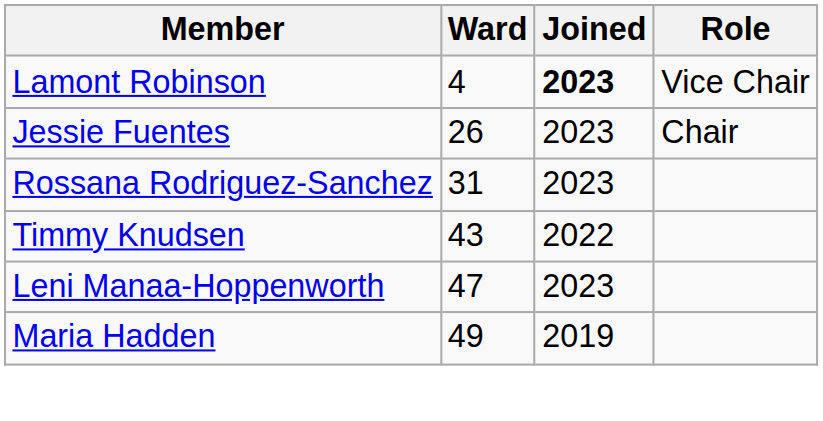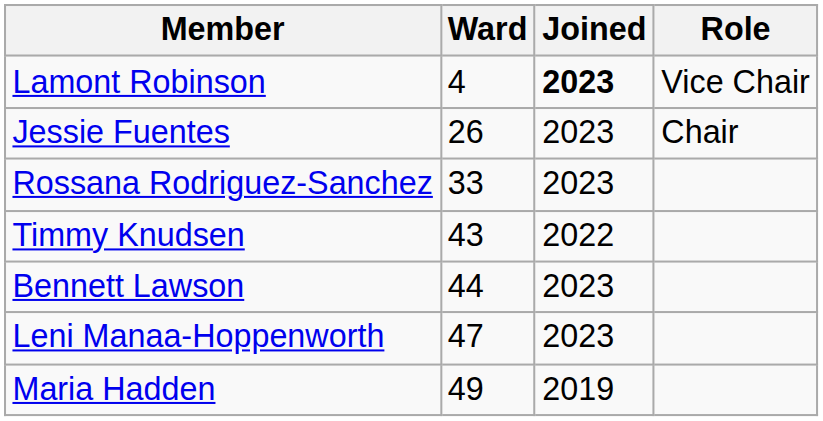(466, 183) 31 -> (466, 183) 33
+ row: (128, 286)
